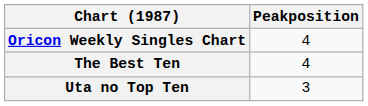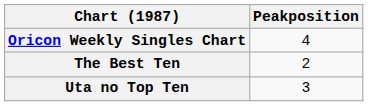(306, 64) 4 -> (306, 64) 2
